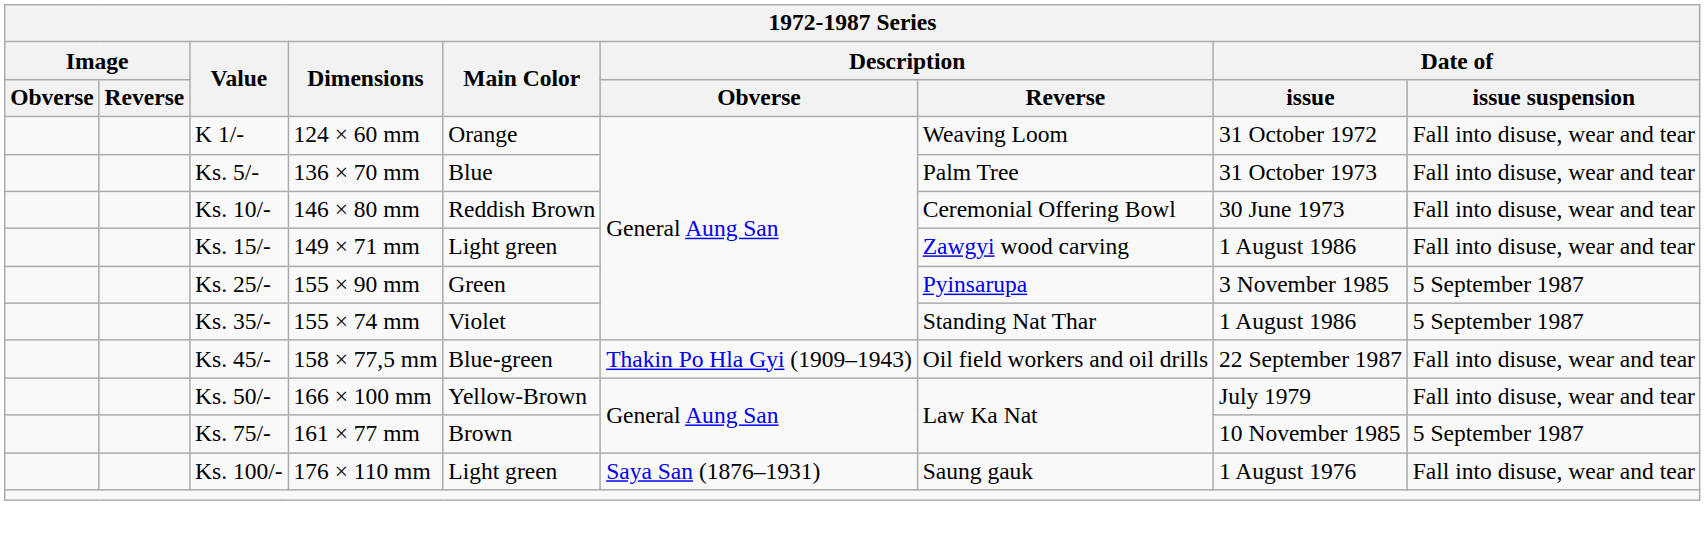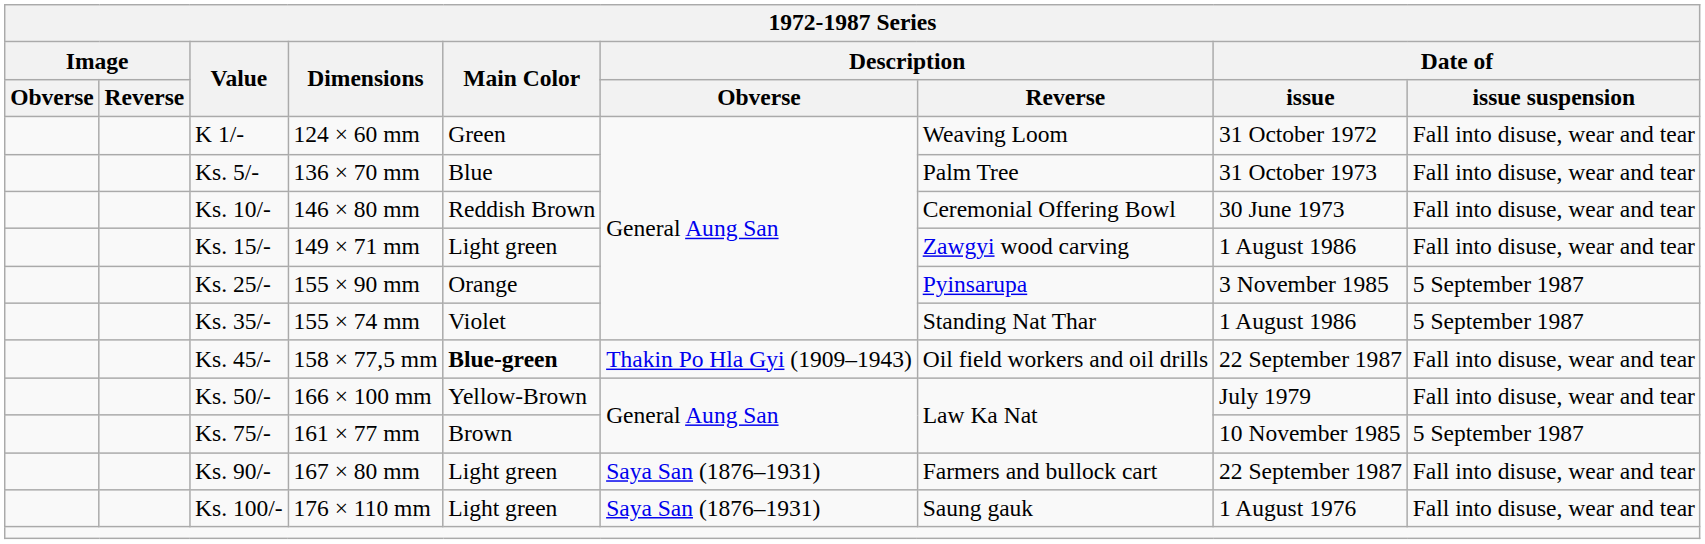(483, 135) Orange -> (477, 135) Green
(477, 284) Green -> (483, 284) Orange
(501, 358) normal -> (503, 358) bold
+ row: (233, 470)
